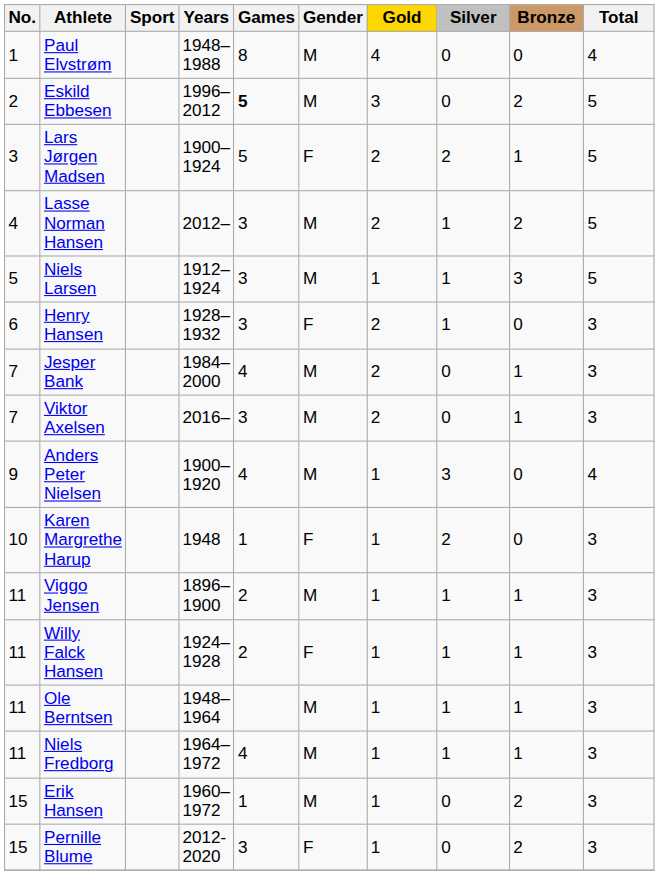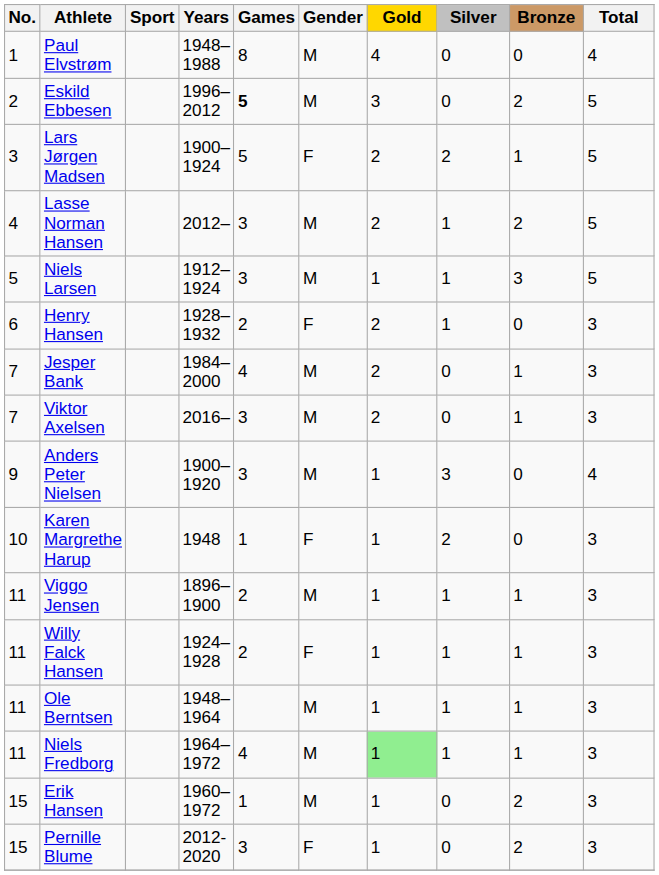(243, 325) 3 -> (243, 325) 2
(243, 474) 4 -> (243, 474) 3
(376, 754) no background -> (376, 754) lightgreen background
